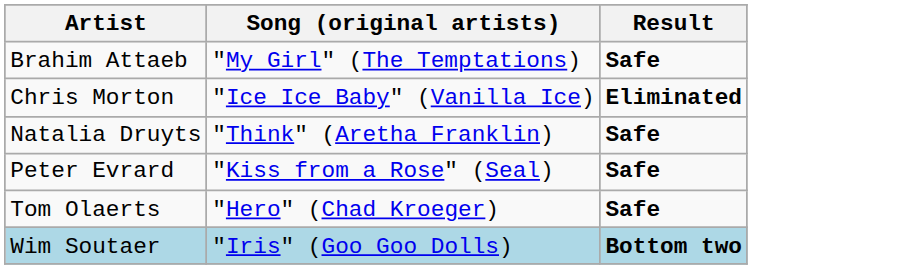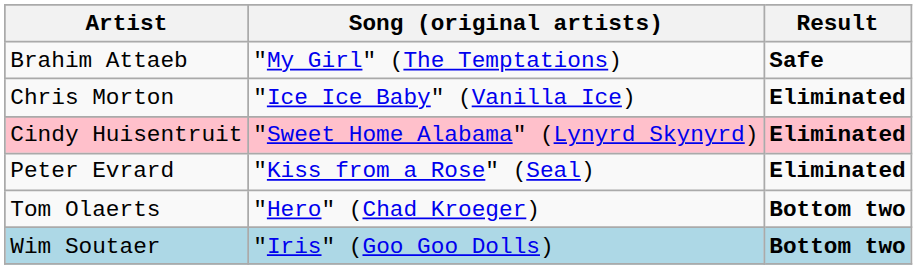+ row: (126, 135)
- row: (106, 135)
(633, 172) Safe -> (838, 172) Eliminated
(633, 209) Safe -> (838, 209) Bottom two
